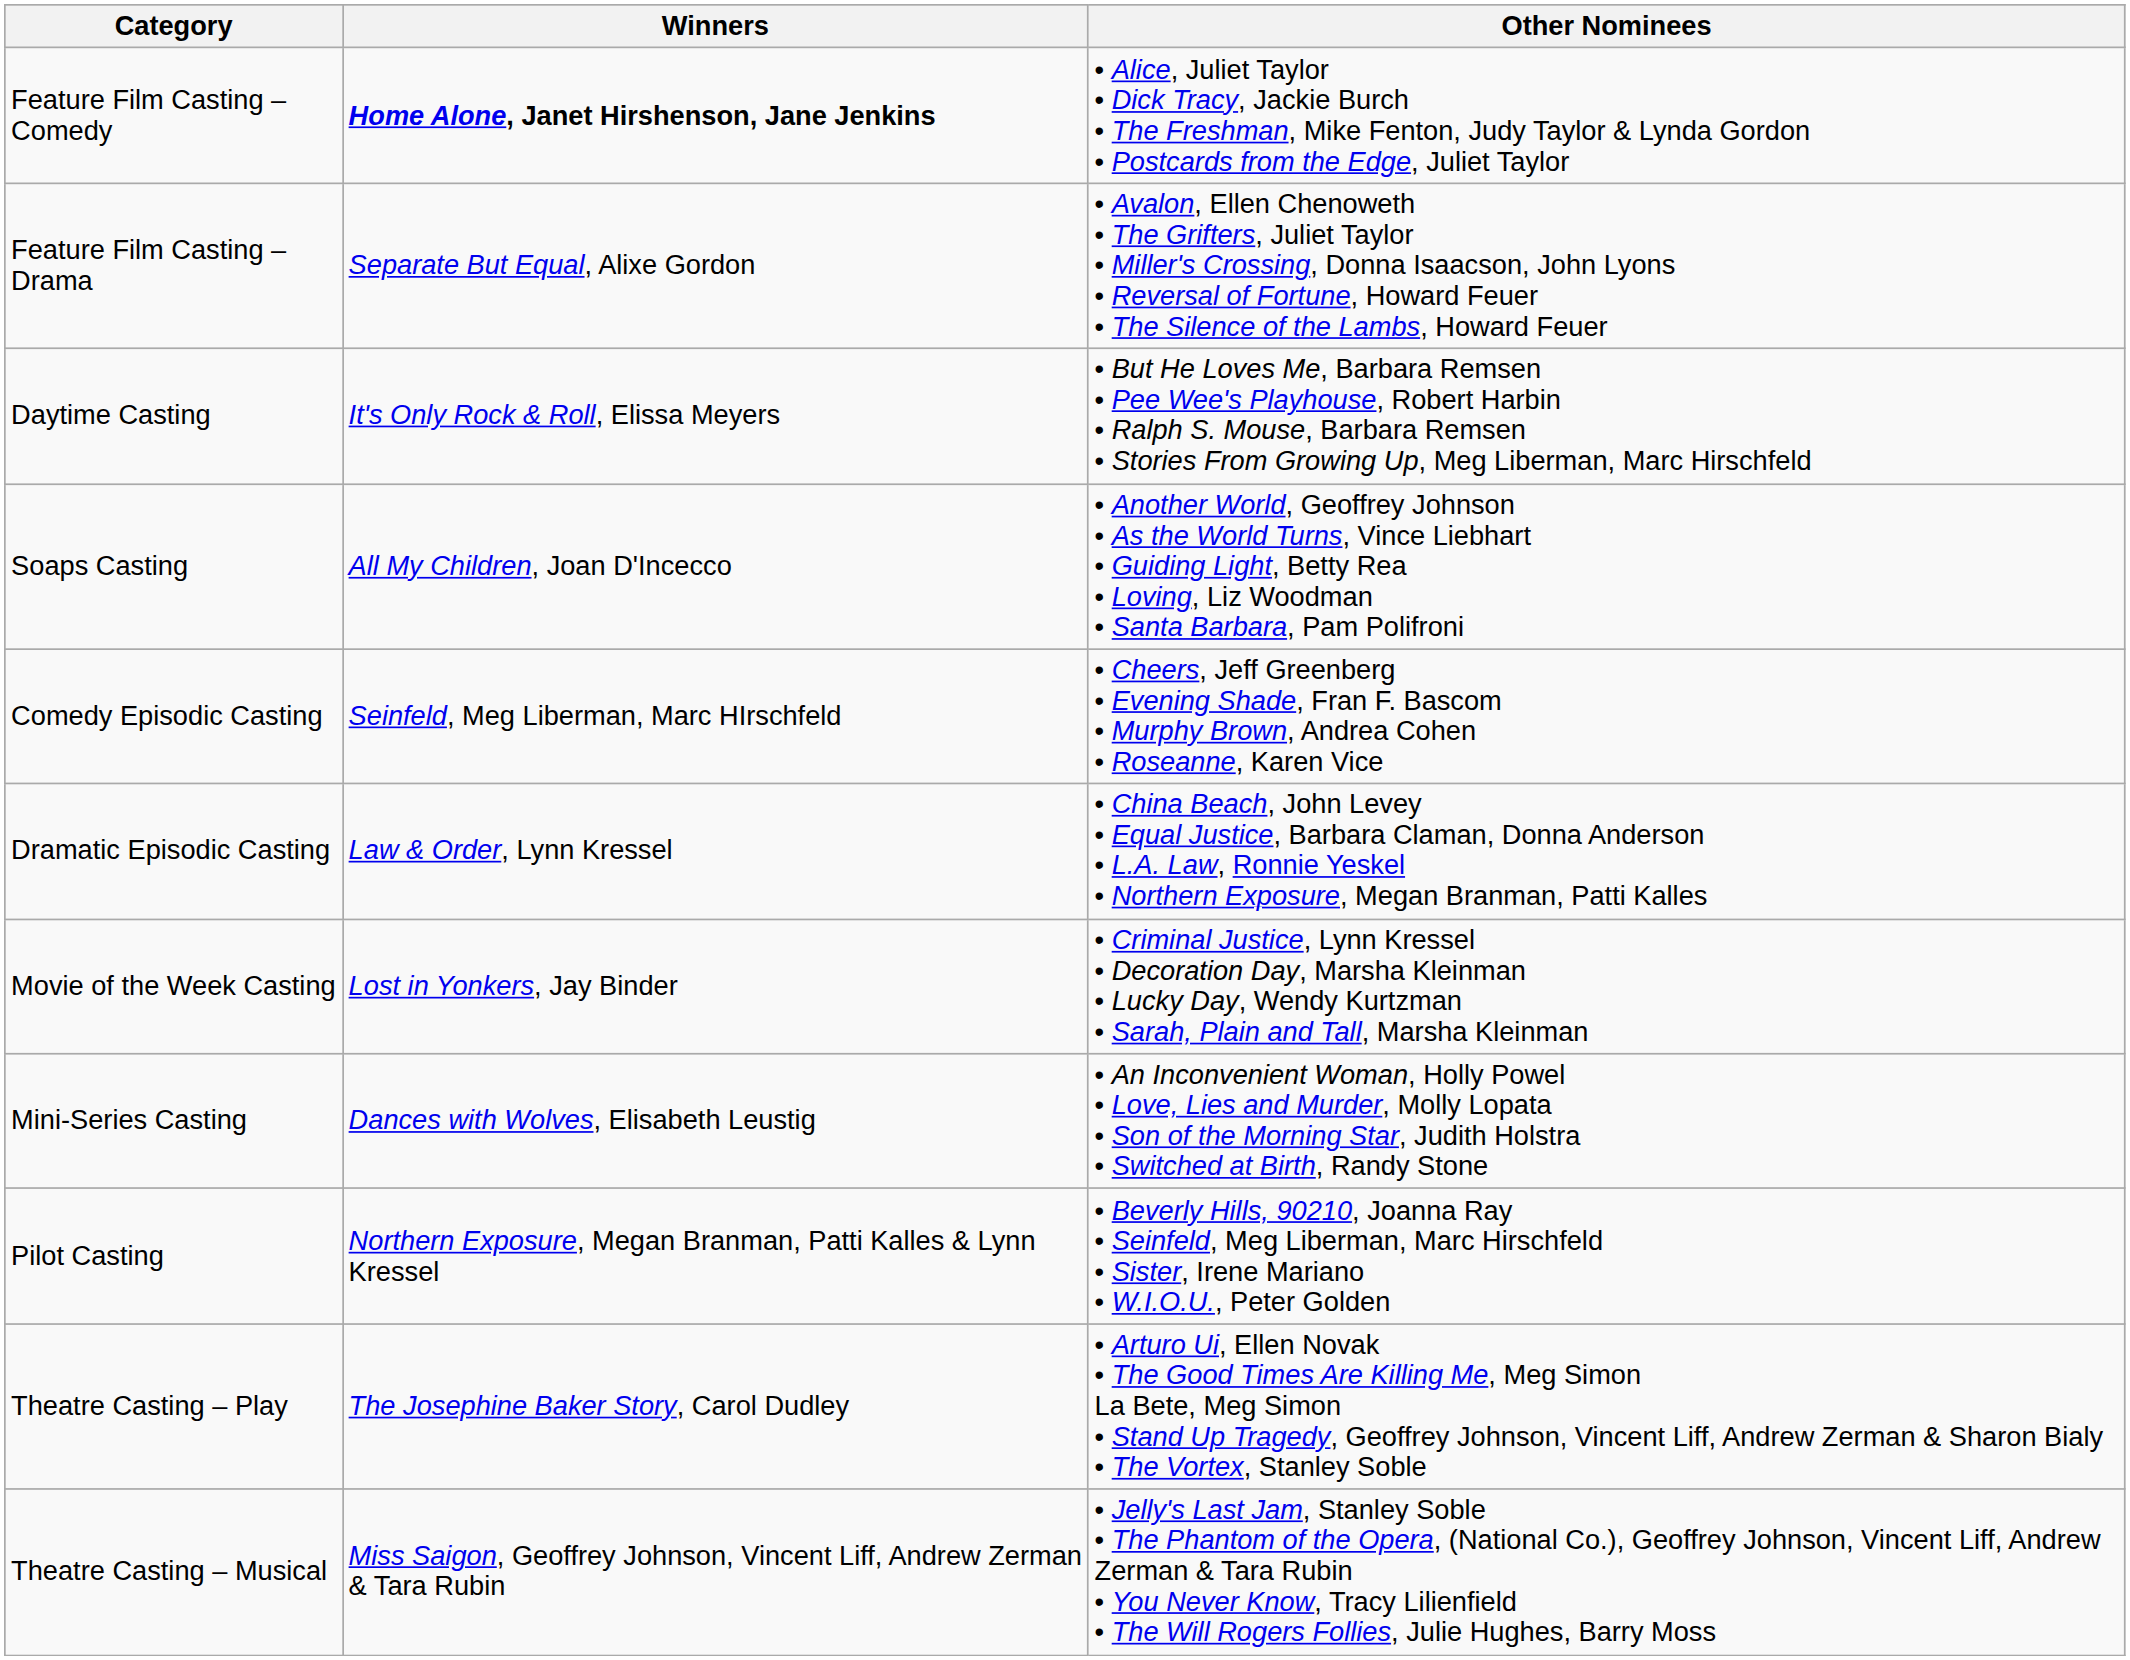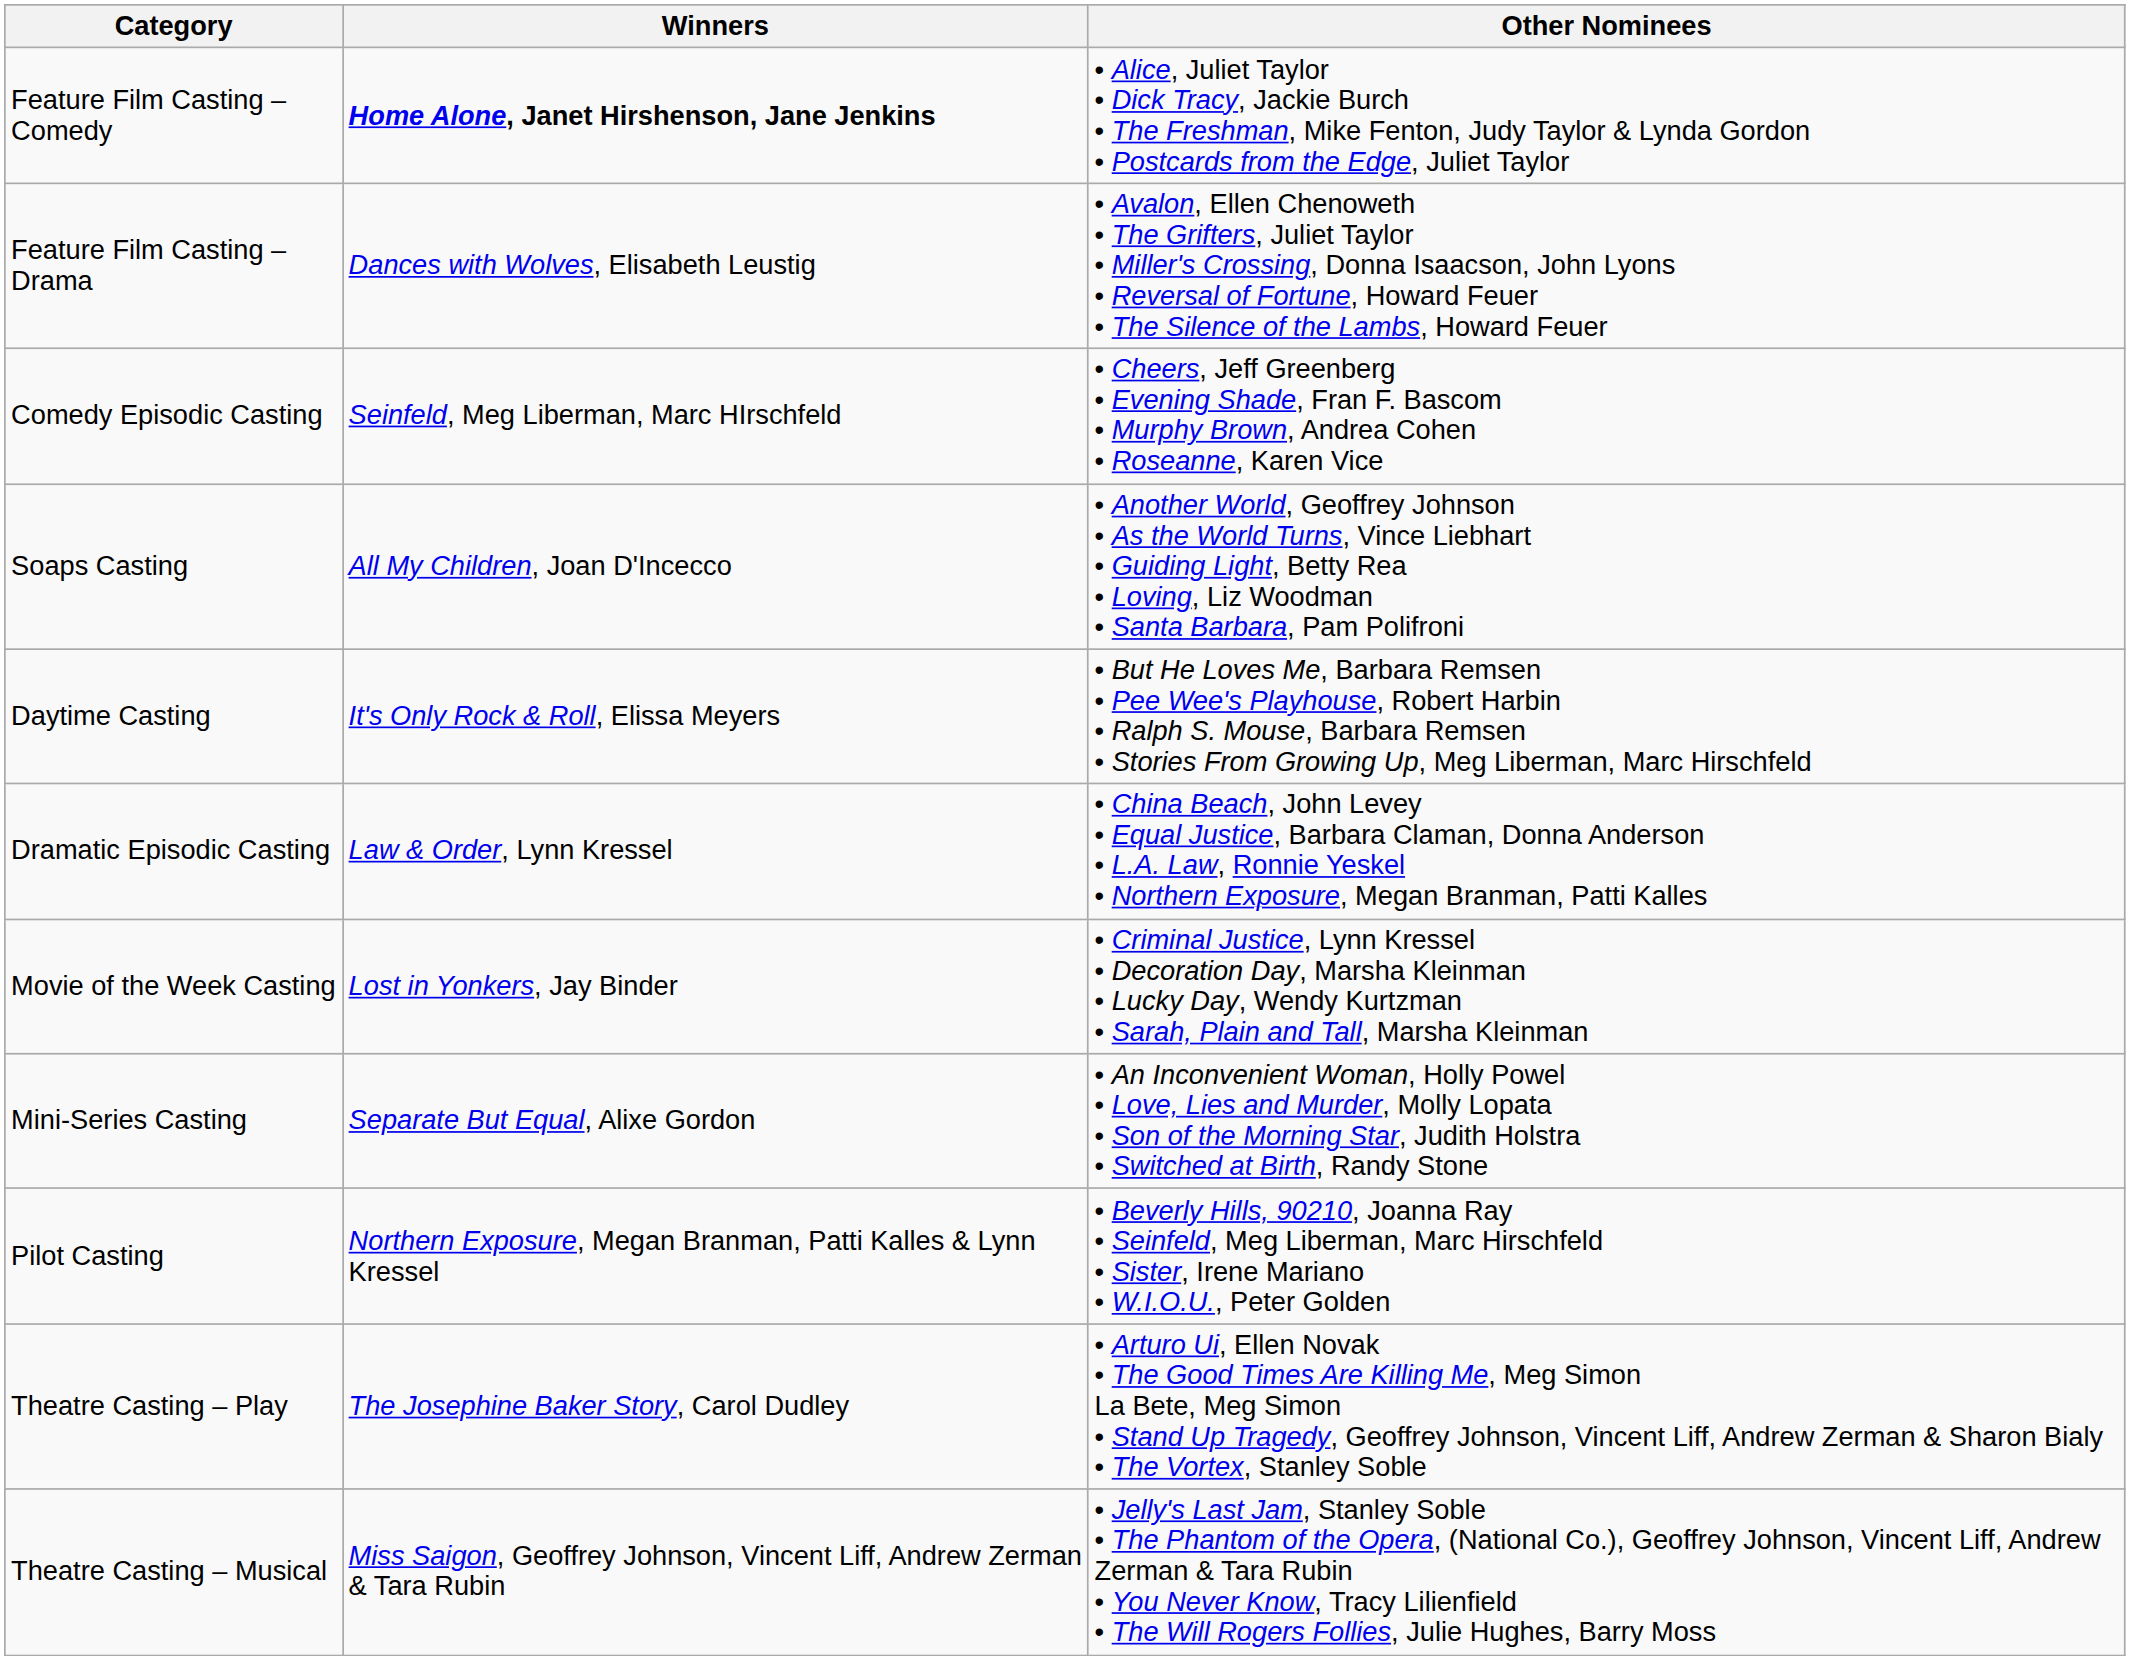(552, 265) Separate But Equal, Alixe Gordon -> (582, 265) Dances with Wolves, Elisabeth Leustig
rows swapped: (111, 415) <-> (167, 716)
(582, 1120) Dances with Wolves, Elisabeth Leustig -> (552, 1120) Separate But Equal, Alixe Gordon
